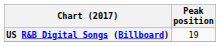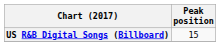(194, 35) 19 -> (194, 35) 15
